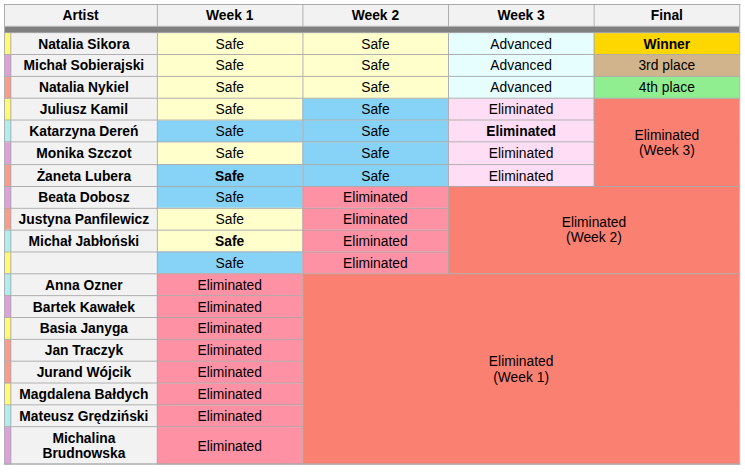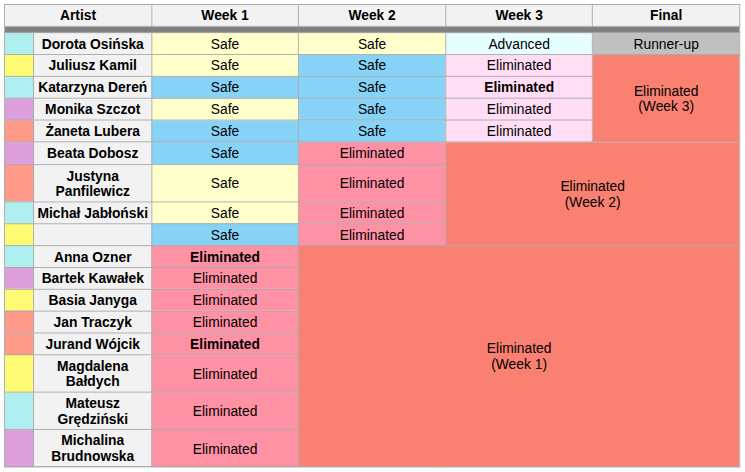- row: (84, 44)
+ row: (93, 44)
- row: (84, 66)
- row: (84, 88)
(230, 175) bold -> (225, 132) normal
(230, 241) bold -> (225, 213) normal
(230, 285) normal -> (225, 256) bold
(230, 372) normal -> (225, 344) bold
